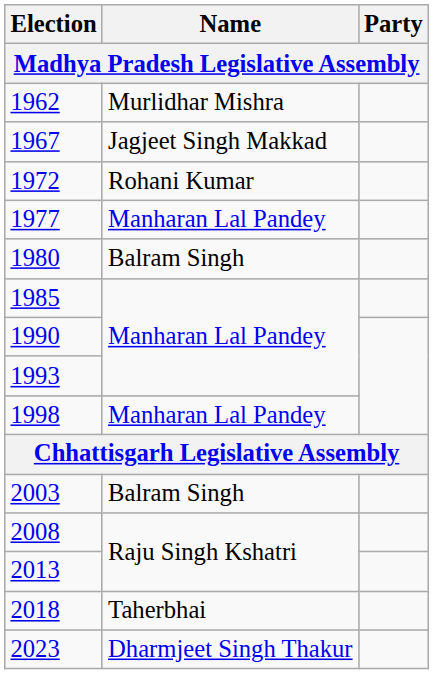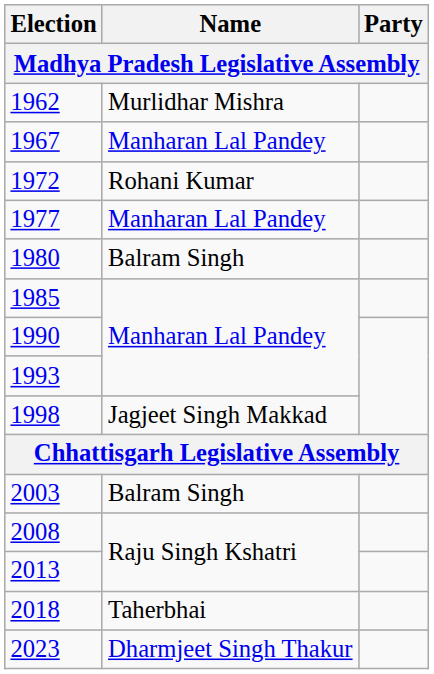(218, 141) Jagjeet Singh Makkad -> (217, 141) Manharan Lal Pandey
(217, 414) Manharan Lal Pandey -> (218, 414) Jagjeet Singh Makkad
